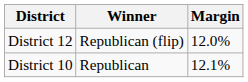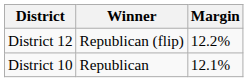(210, 40) 12.0% -> (210, 40) 12.2%
